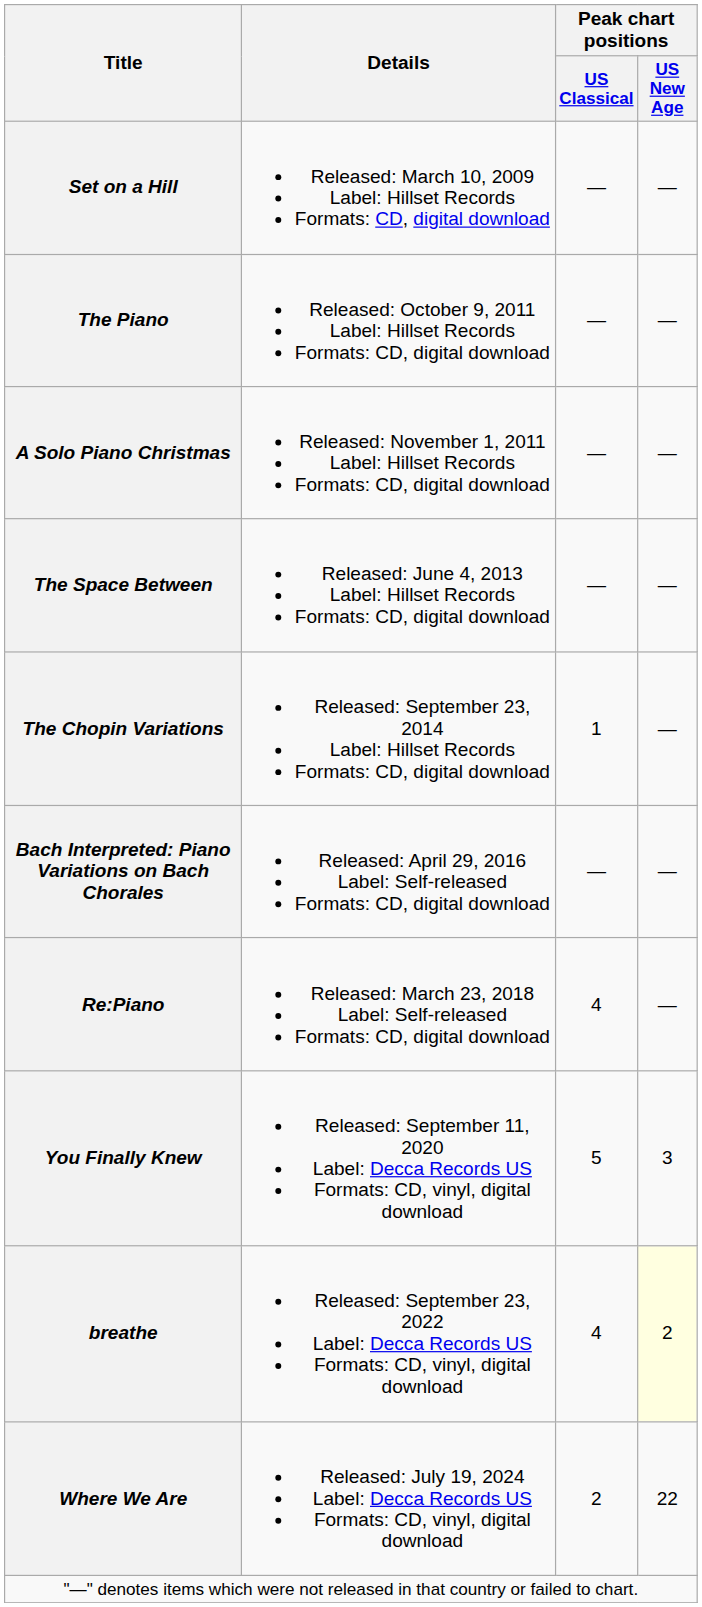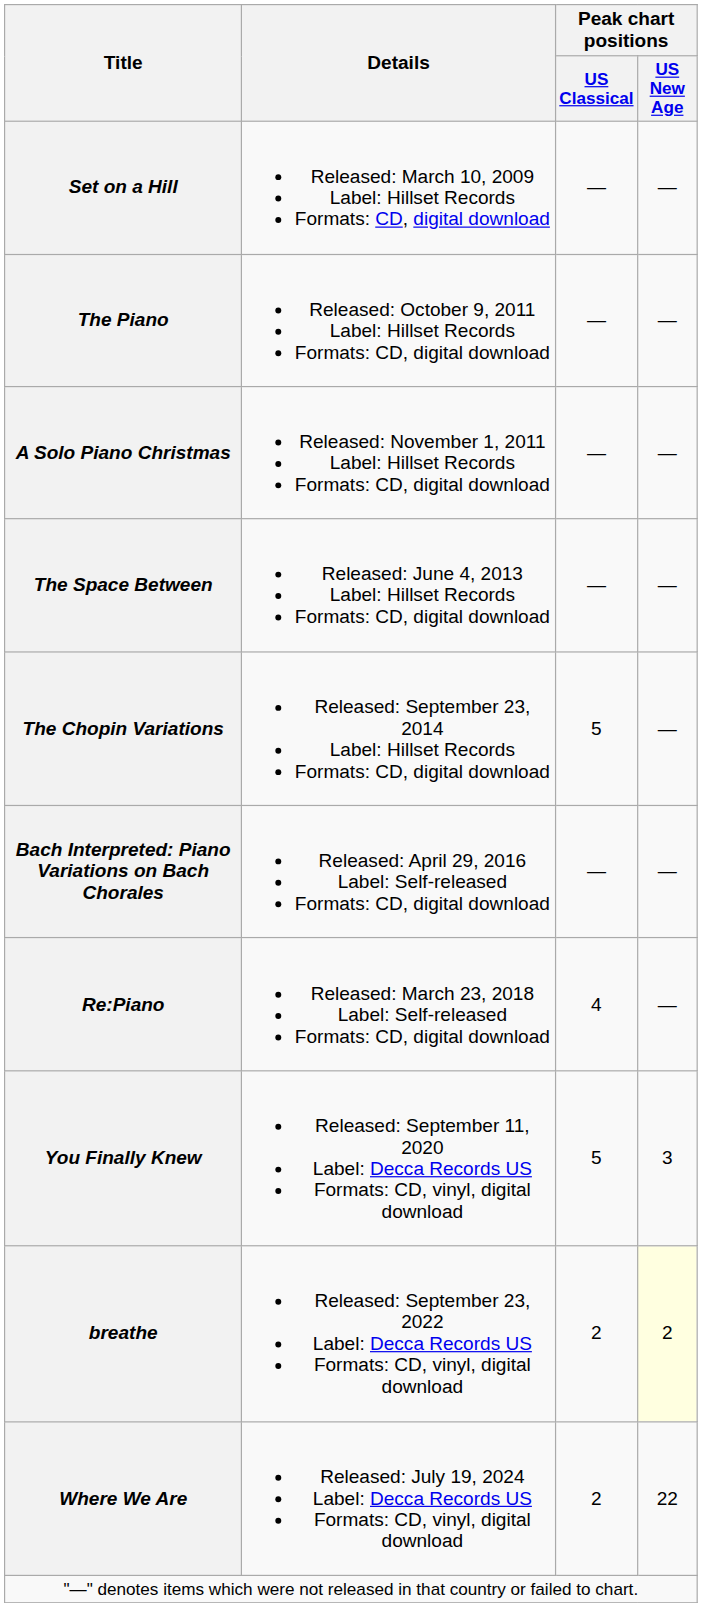(596, 728) 1 -> (596, 728) 5
(596, 1333) 4 -> (596, 1333) 2
